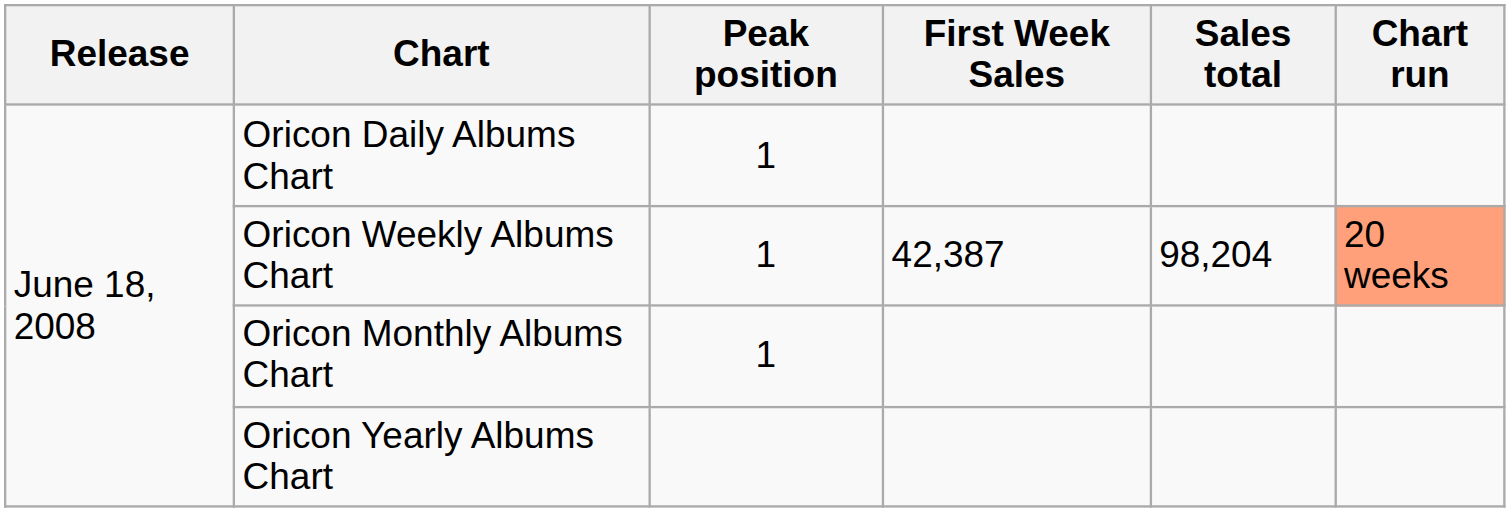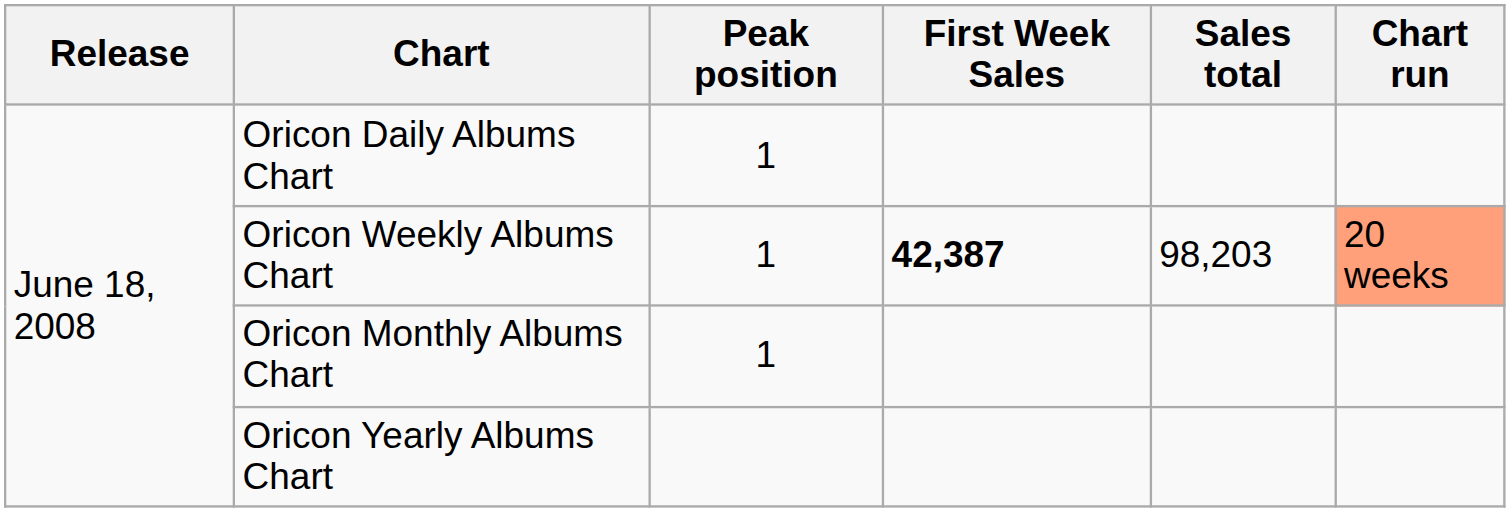(948, 254) normal -> (948, 254) bold
(1216, 254) 98,204 -> (1216, 254) 98,203
